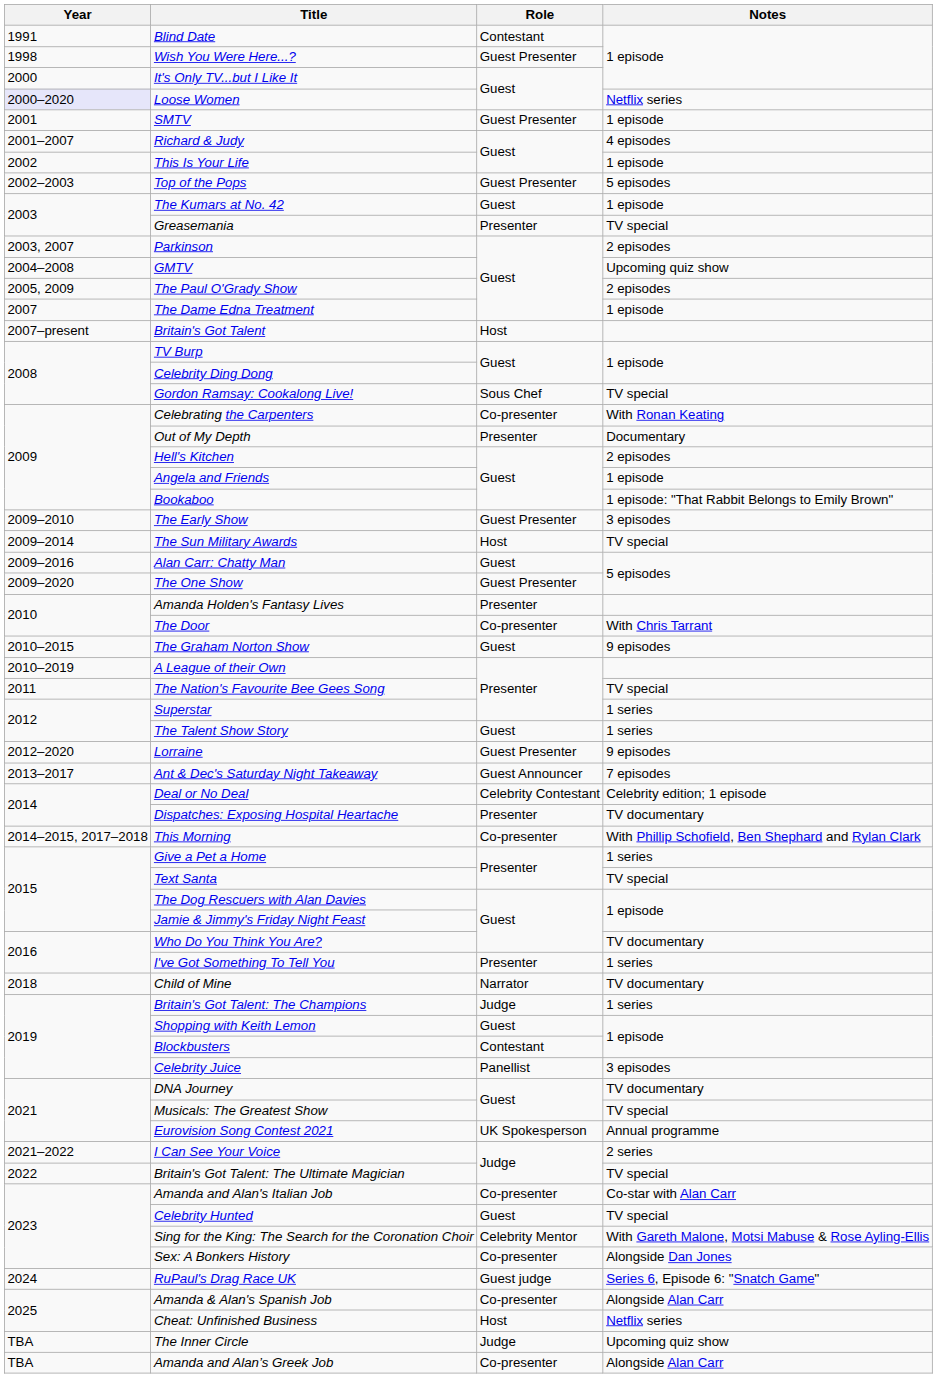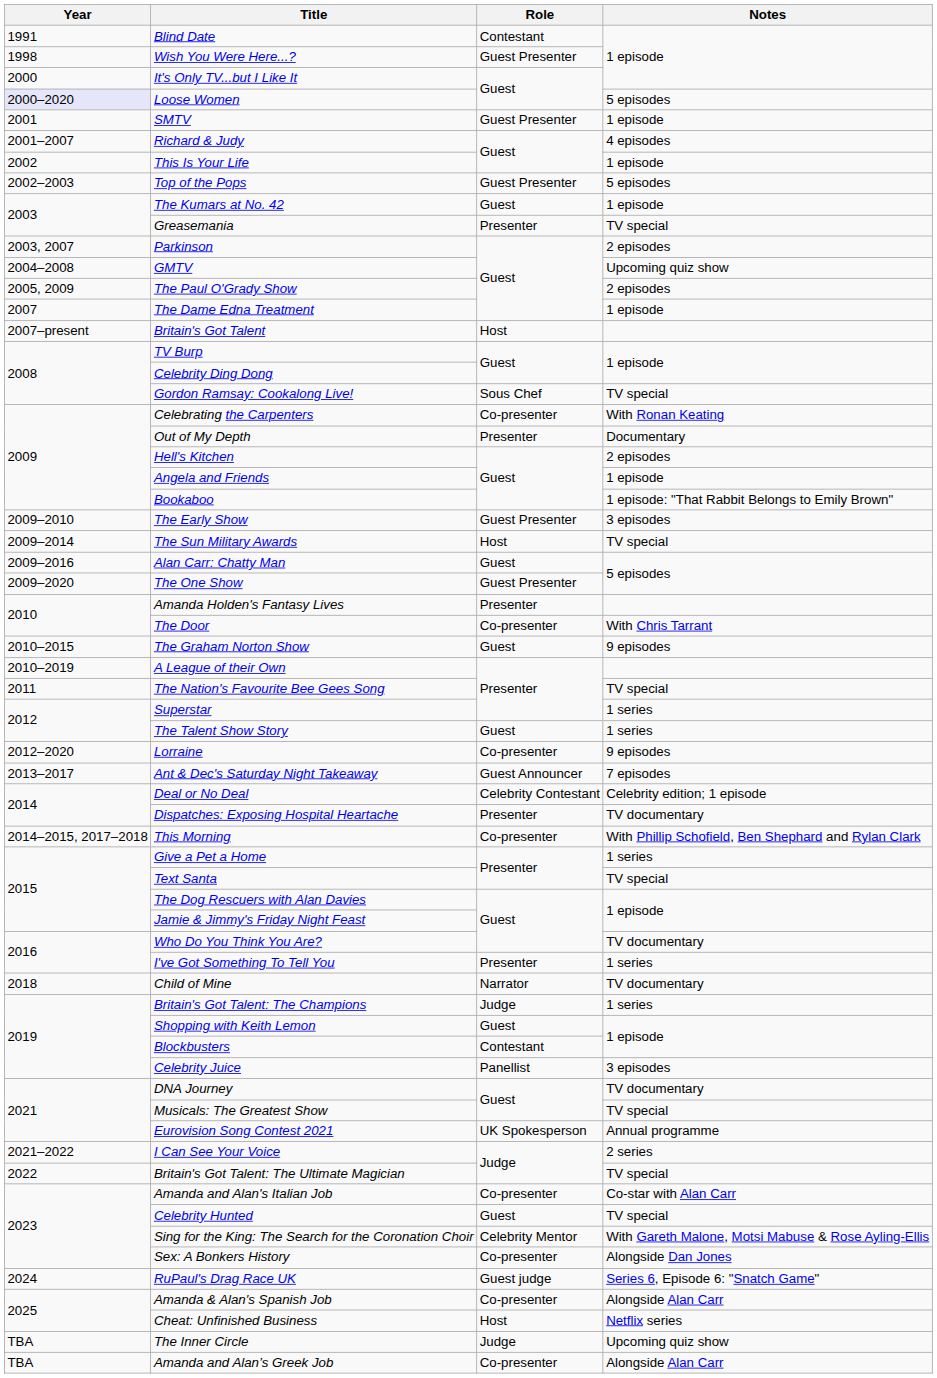(644, 99) Netflix series -> (638, 99) 5 episodes
(528, 752) Guest Presenter -> (518, 752) Co-presenter
